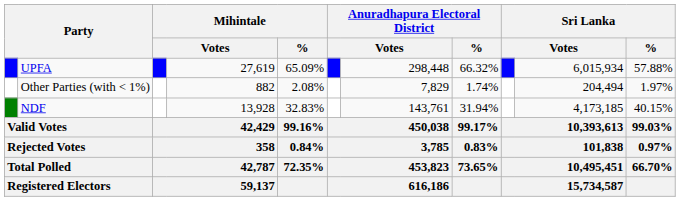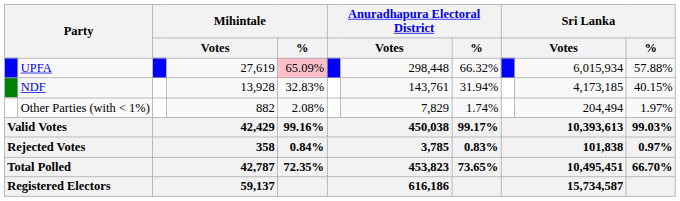(305, 68) no background -> (305, 68) pink background
rows swapped: (33, 107) <-> (85, 87)
